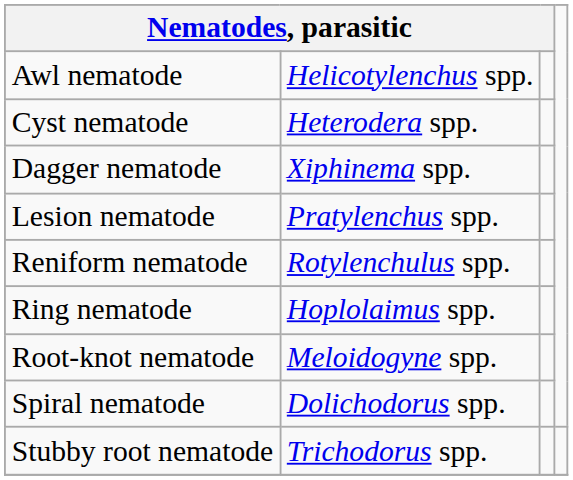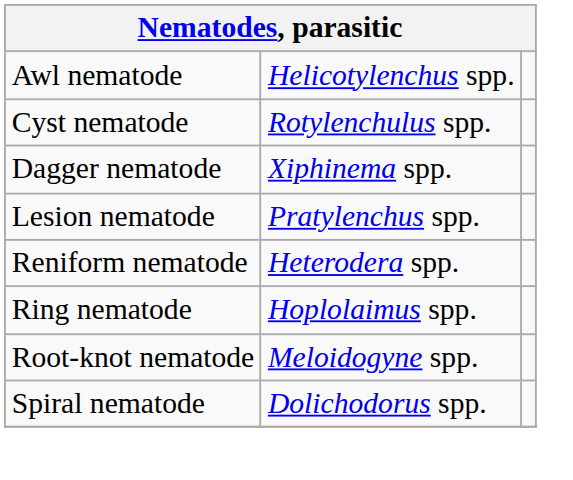(382, 121) Heterodera spp. -> (380, 121) Rotylenchulus spp.
(399, 262) Rotylenchulus spp. -> (364, 262) Heterodera spp.
- row: (142, 450)
